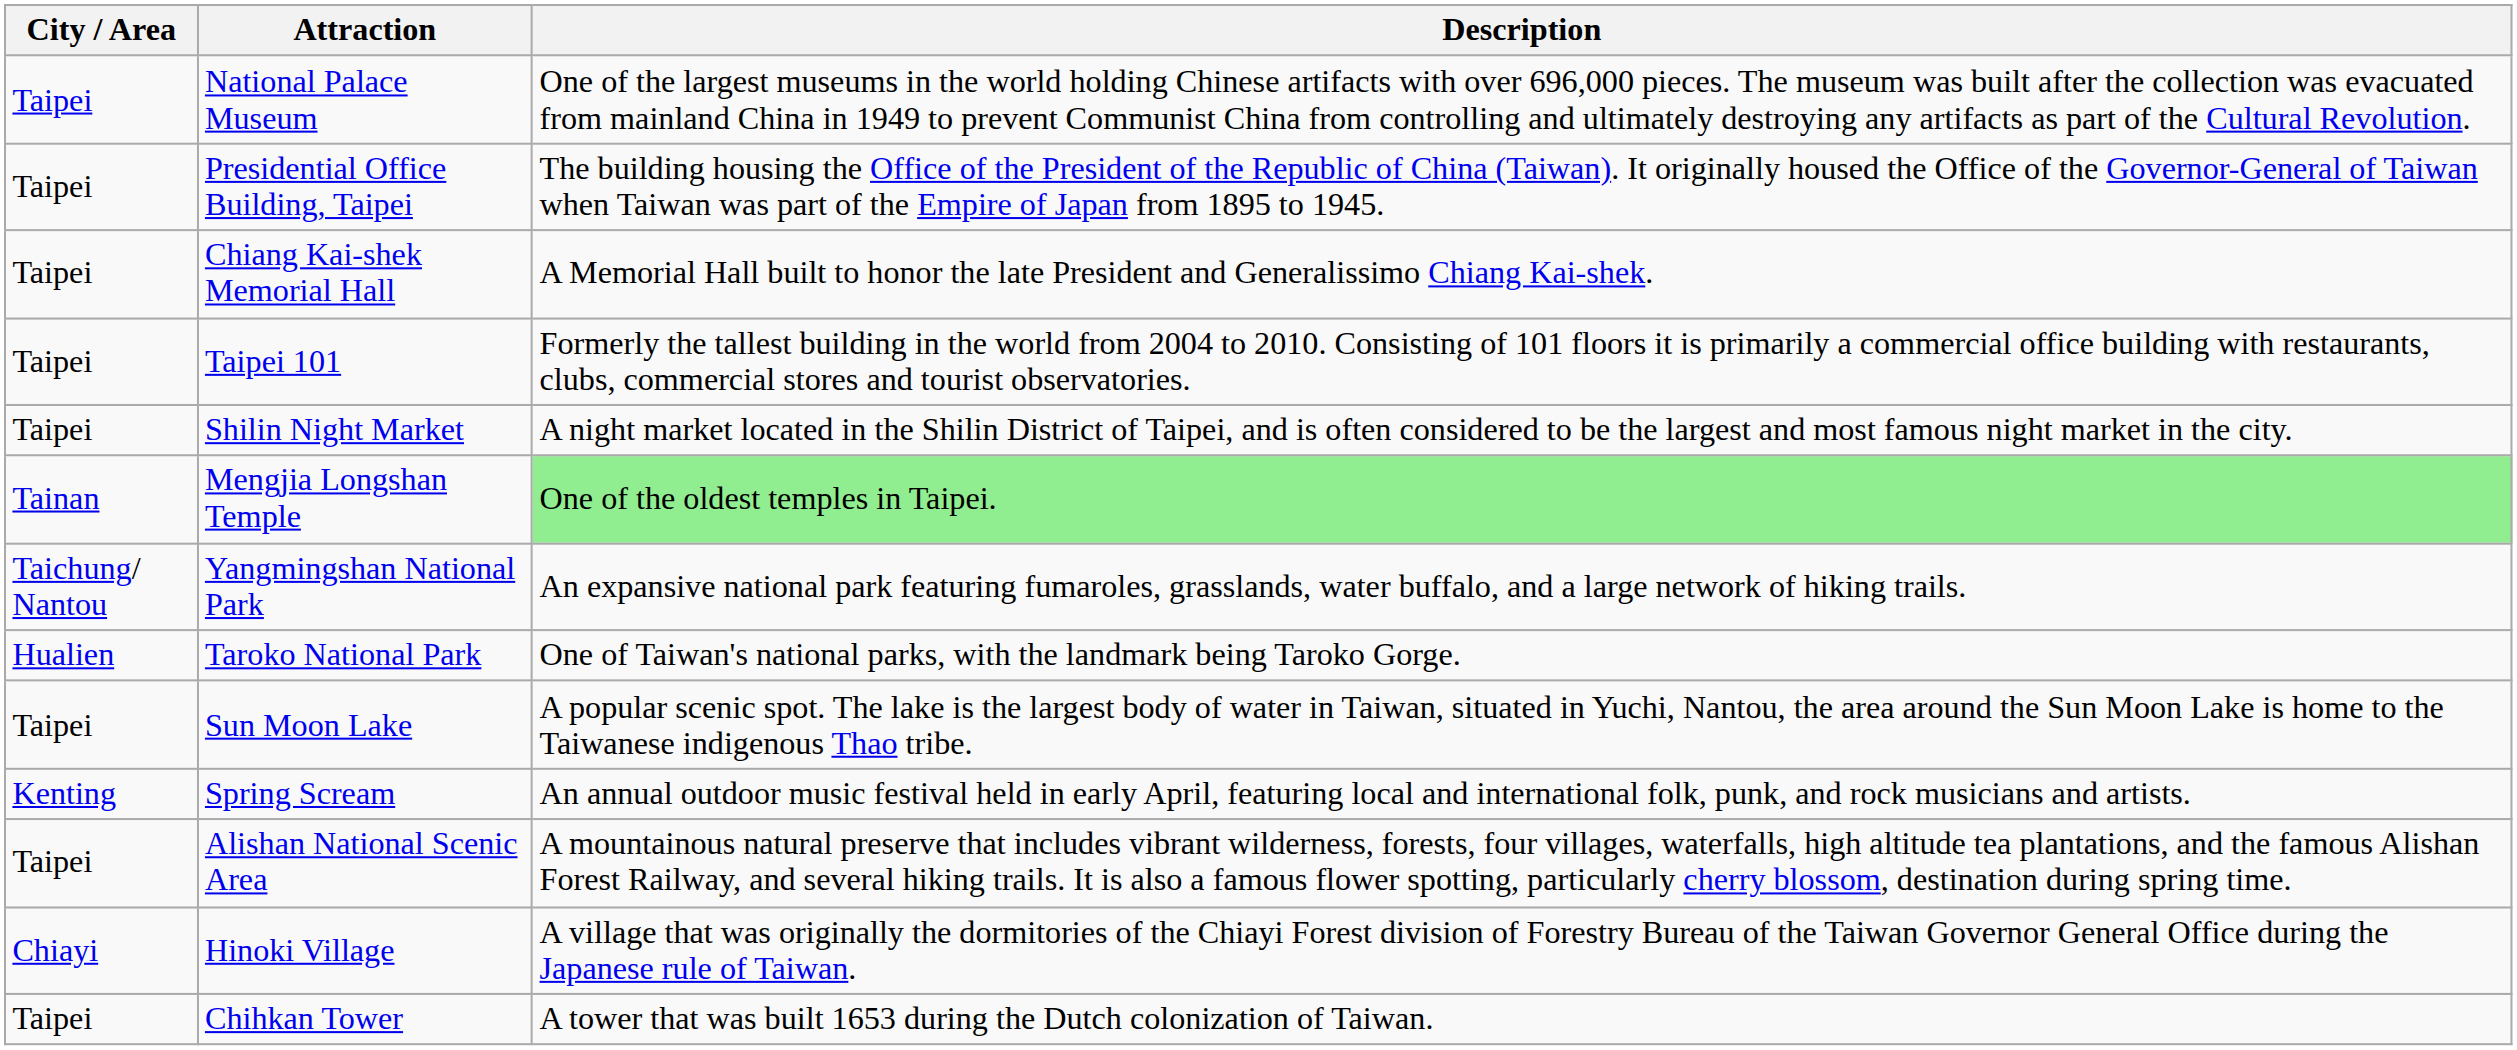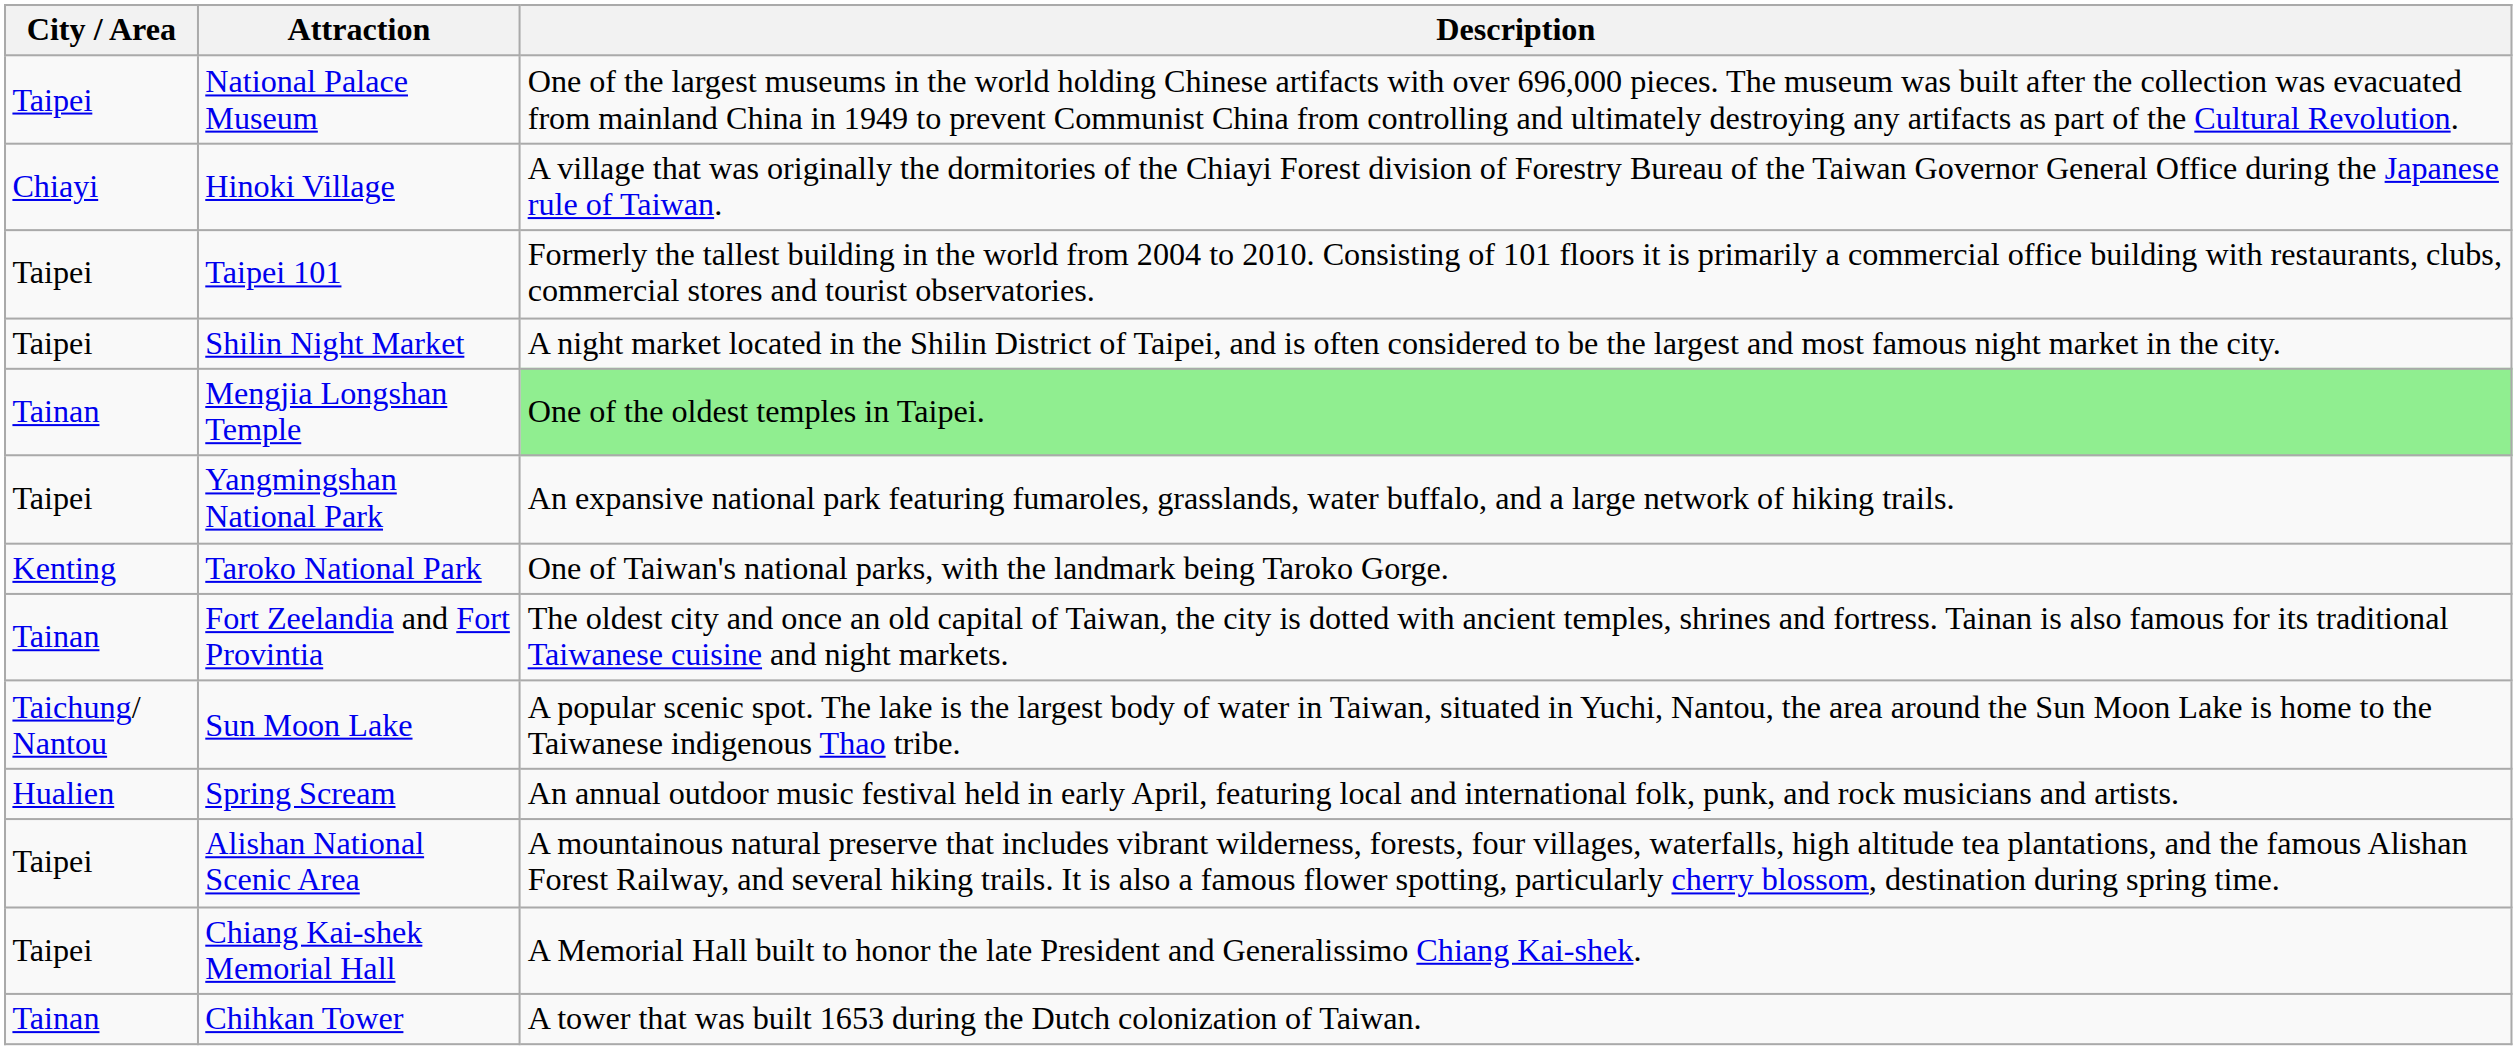- row: (326, 186)
rows swapped: (313, 273) <-> (300, 949)
(77, 586) Taichung/ Nantou -> (52, 498) Taipei
(63, 655) Hualien -> (64, 567) Kenting
+ row: (358, 637)
(52, 724) Taipei -> (77, 724) Taichung/ Nantou
(64, 793) Kenting -> (63, 793) Hualien
(52, 1018) Taipei -> (56, 1018) Tainan
